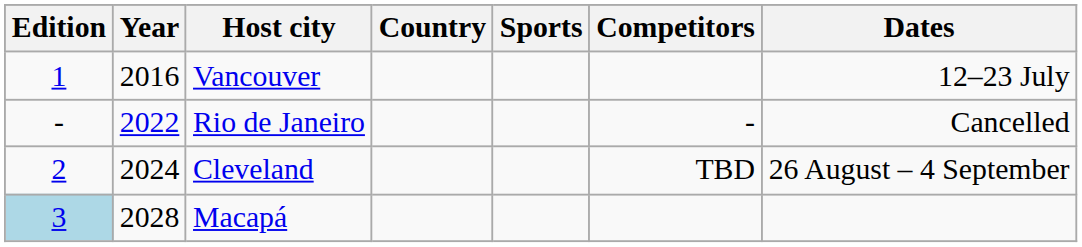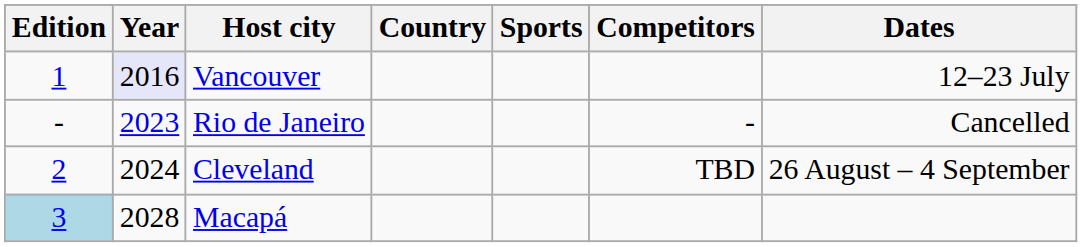(150, 75) no background -> (150, 75) lavender background
(150, 122) 2022 -> (150, 122) 2023
